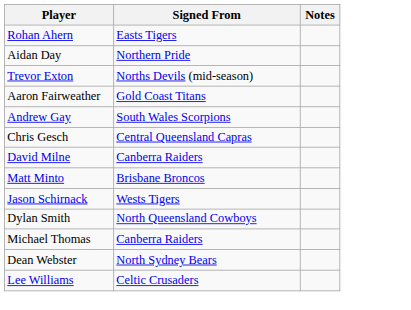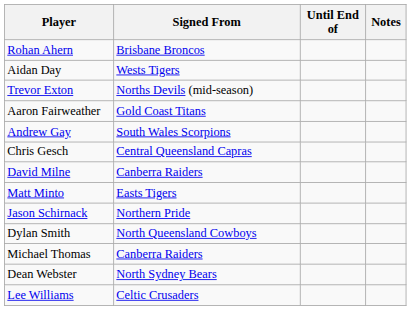+ column: (333, 22)
(146, 35) Easts Tigers -> (161, 50) Brisbane Broncos
(153, 55) Northern Pride -> (148, 70) Wests Tigers
(161, 178) Brisbane Broncos -> (146, 193) Easts Tigers
(148, 198) Wests Tigers -> (153, 213) Northern Pride
